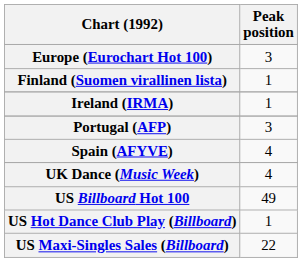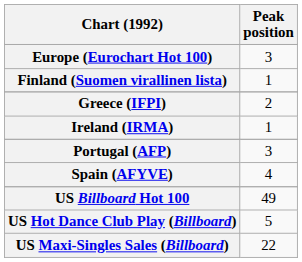+ row: (122, 103)
- row: (122, 174)
(269, 221) 1 -> (269, 221) 5
